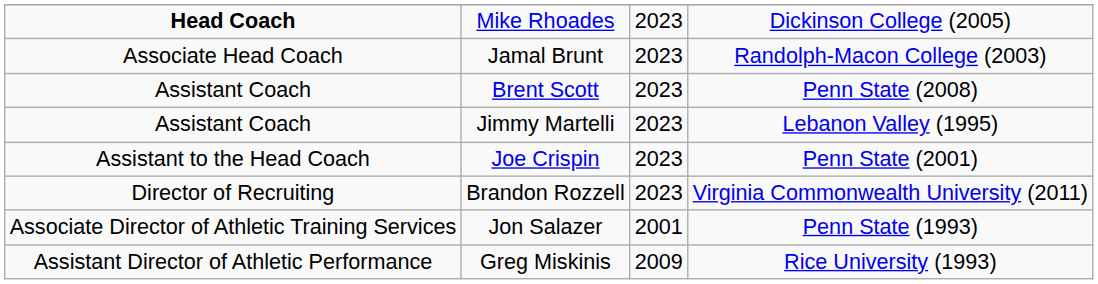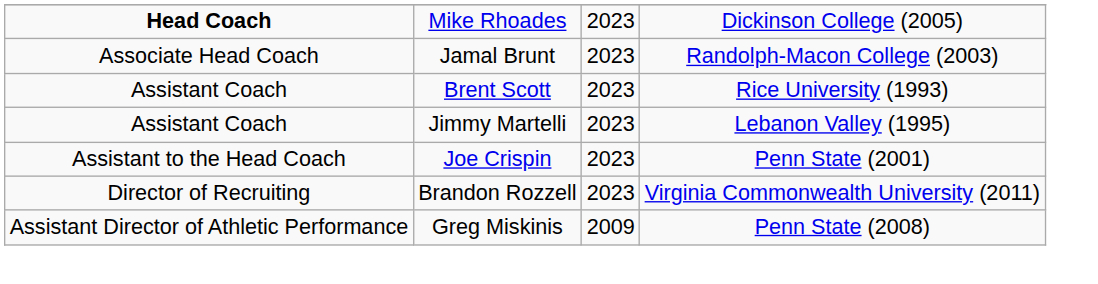(890, 90) Penn State (2008) -> (842, 90) Rice University (1993)
- row: (545, 227)
(890, 261) Rice University (1993) -> (842, 227) Penn State (2008)
